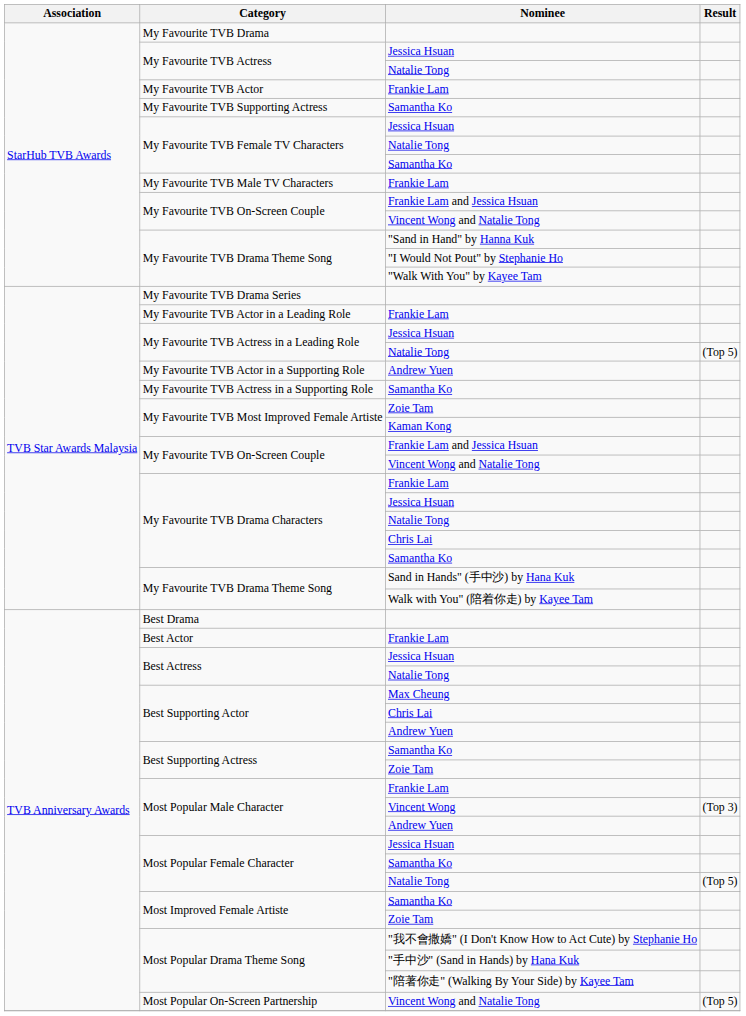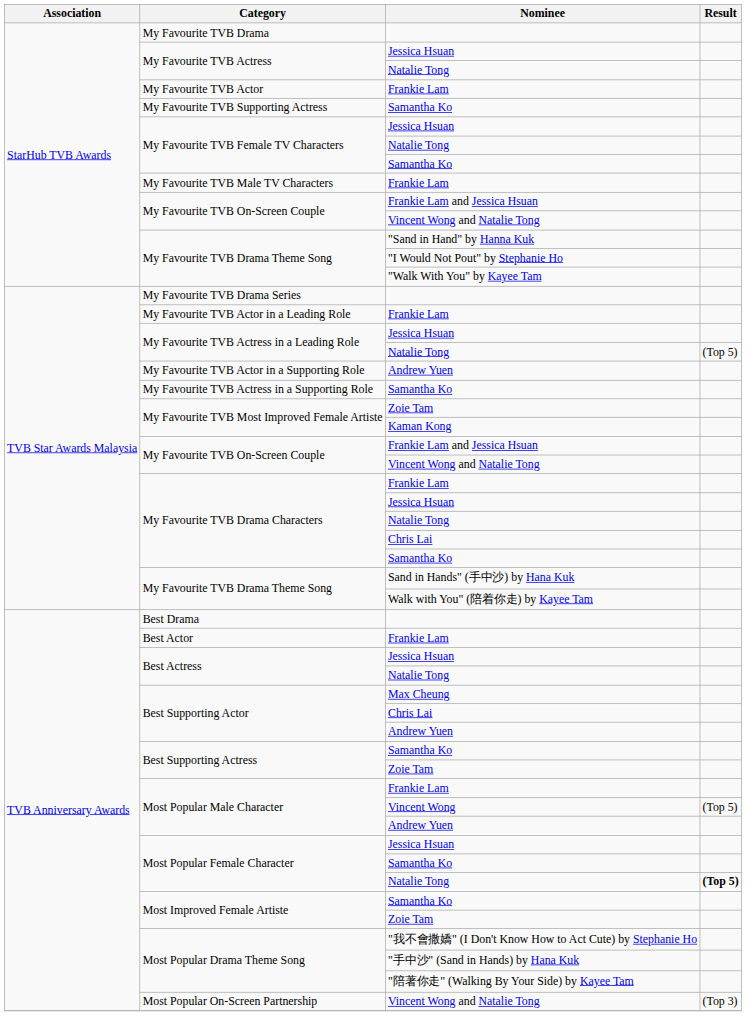(720, 806) (Top 3) -> (720, 806) (Top 5)
(720, 882) normal -> (721, 882) bold
(720, 1001) (Top 5) -> (720, 1001) (Top 3)
